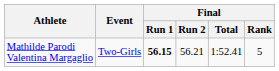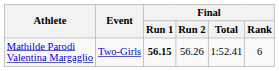(192, 52) 56.21 -> (192, 52) 56.26
(260, 52) 5 -> (260, 52) 6
